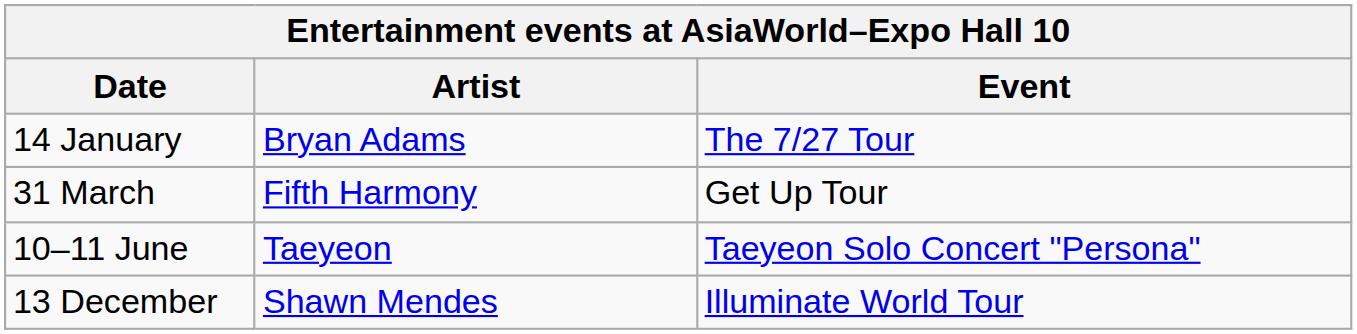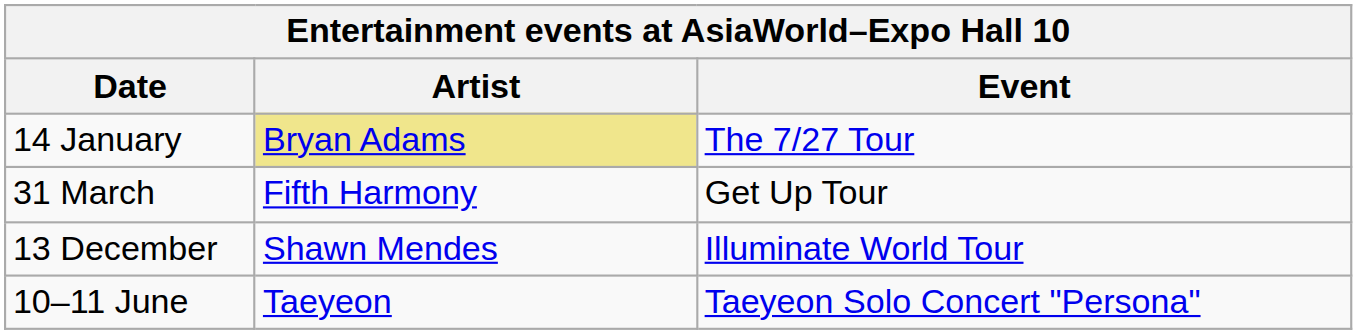(364, 139) no background -> (364, 139) khaki background
rows swapped: (101, 247) <-> (115, 301)
